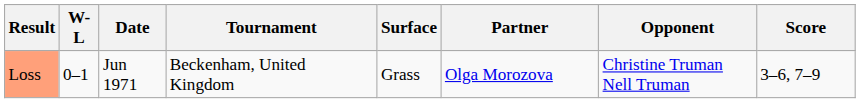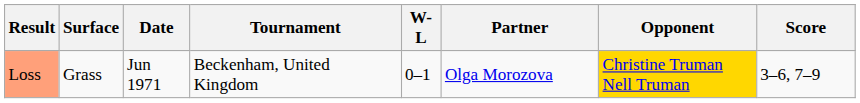columns swapped: (79, 27) <-> (409, 27)
(663, 74) no background -> (663, 74) gold background
